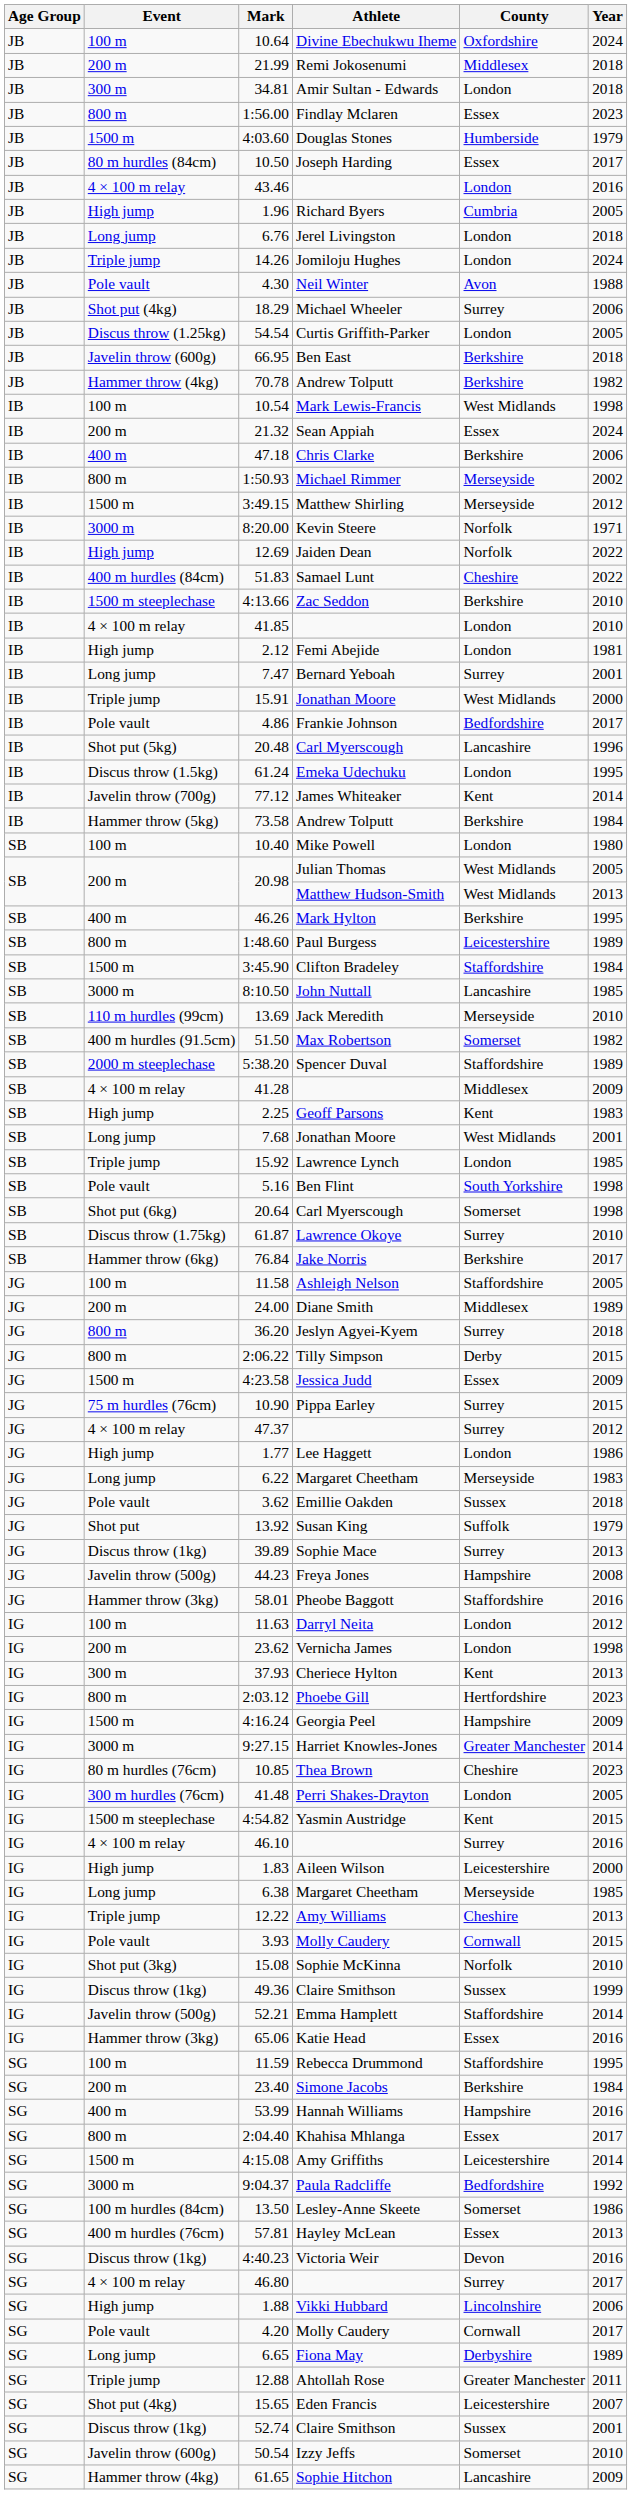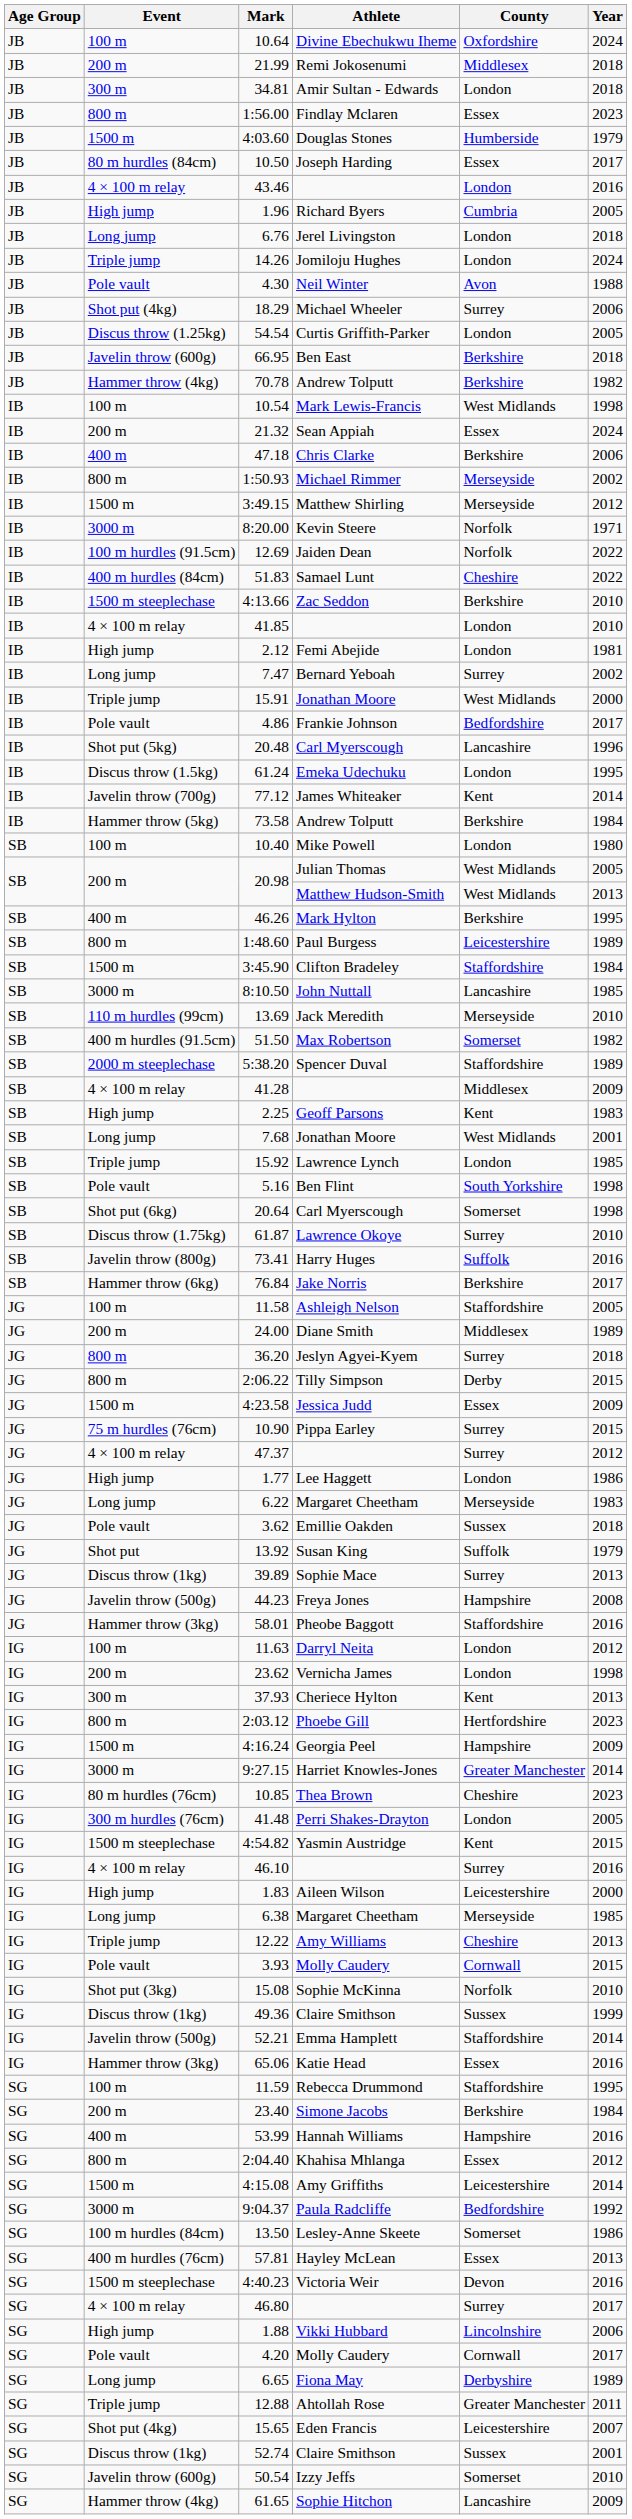(121, 552) High jump -> (162, 552) 100 m hurdles (91.5cm)
(607, 674) 2001 -> (607, 674) 2002
+ row: (272, 1259)
(607, 2135) 2017 -> (607, 2160) 2012
(147, 2257) Discus throw (1kg) -> (151, 2282) 1500 m steeplechase
